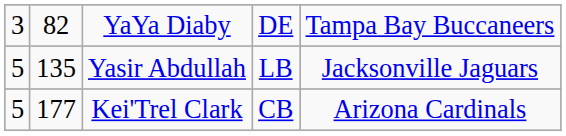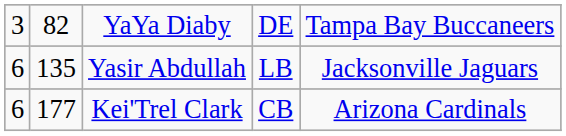(18, 67) 5 -> (18, 67) 6
(18, 109) 5 -> (18, 109) 6
